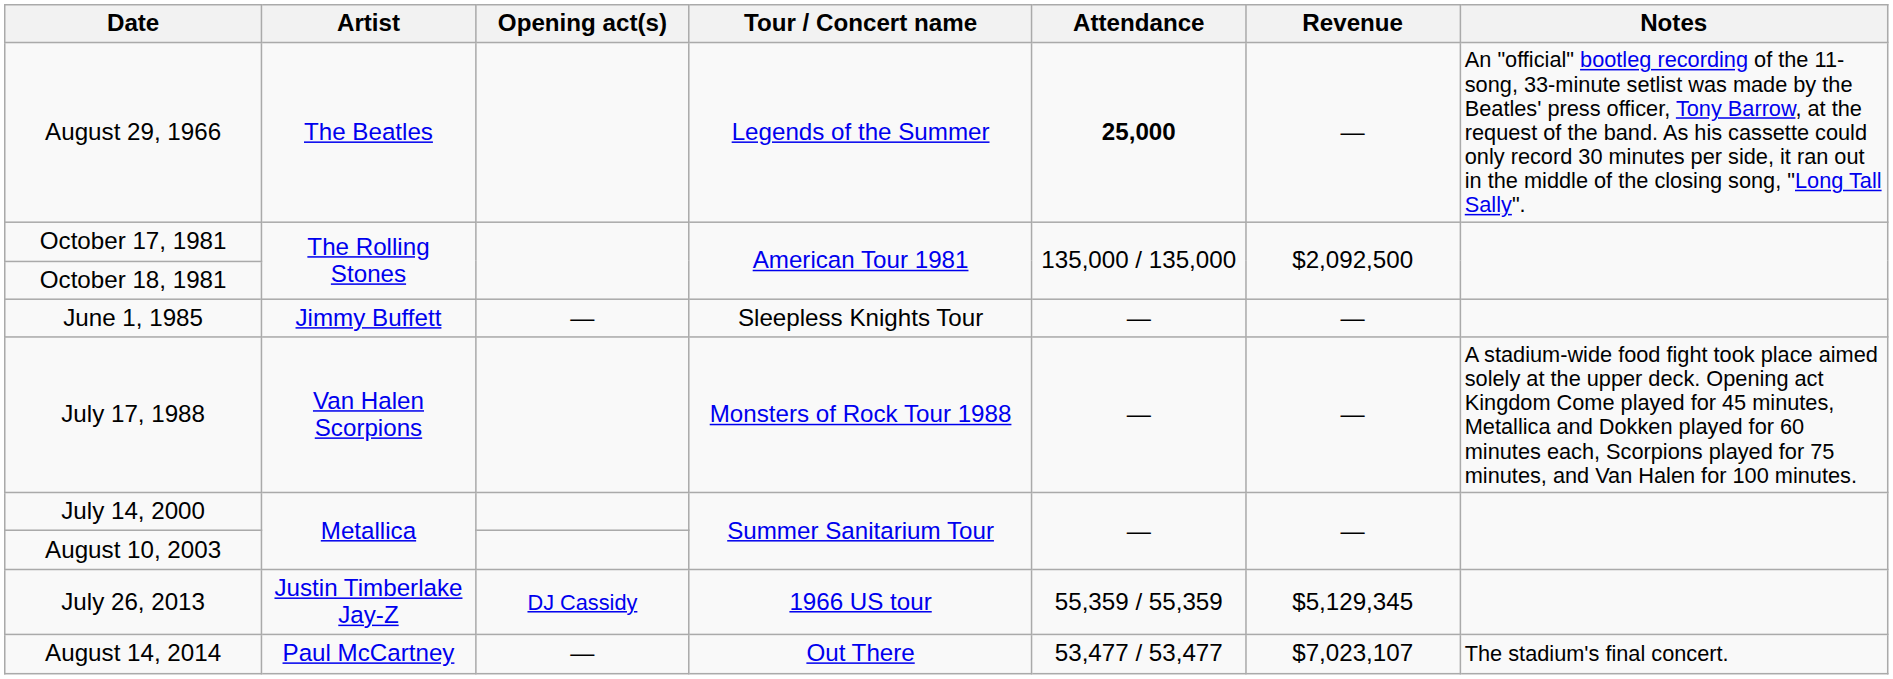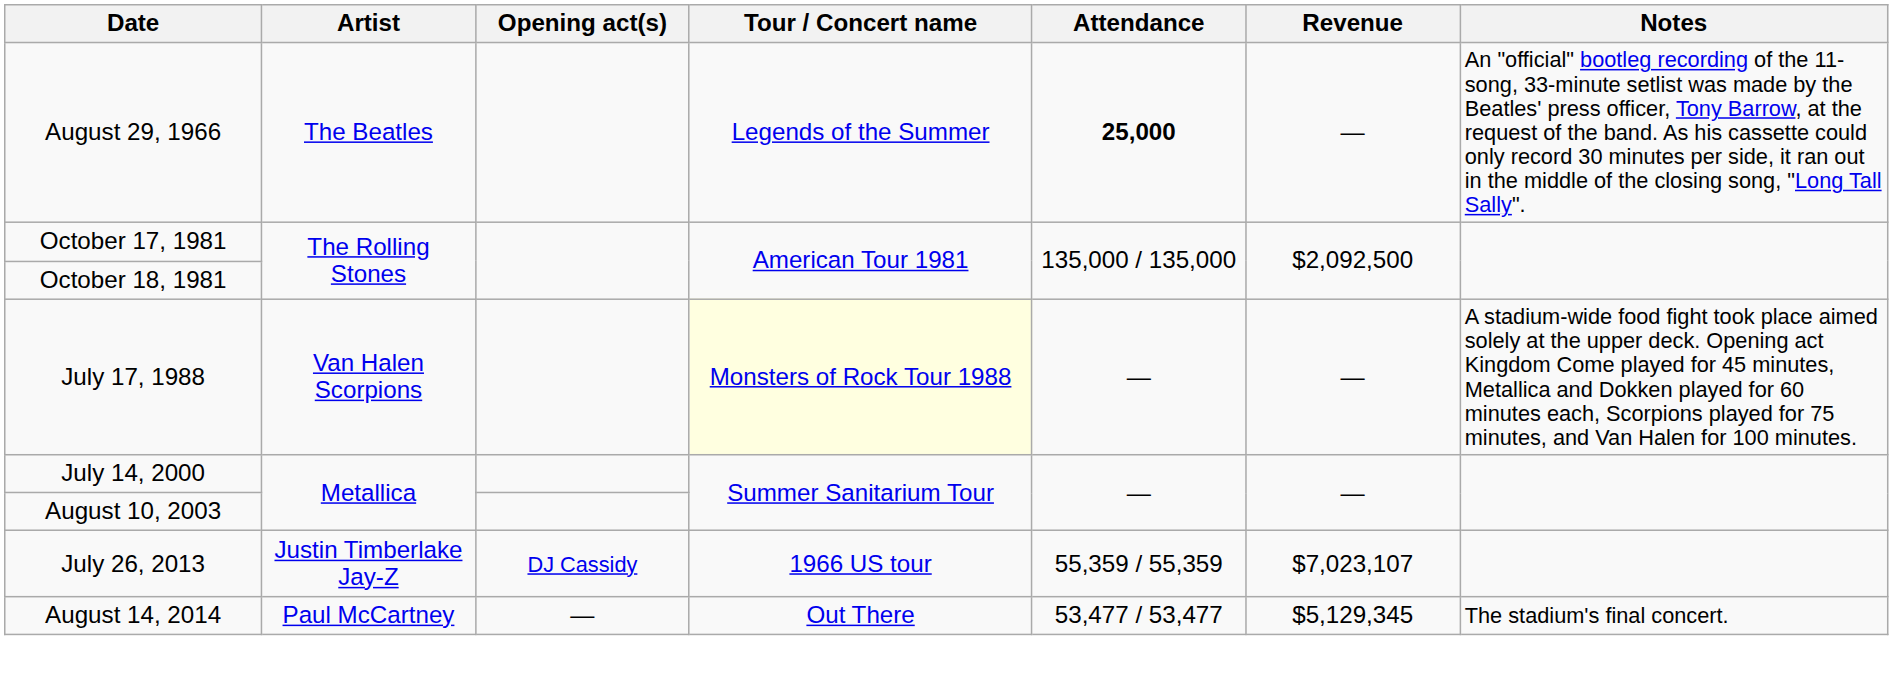- row: (133, 317)
(861, 414) no background -> (861, 376) lightyellow background
(1353, 601) $5,129,345 -> (1353, 563) $7,023,107
(1353, 653) $7,023,107 -> (1353, 615) $5,129,345
